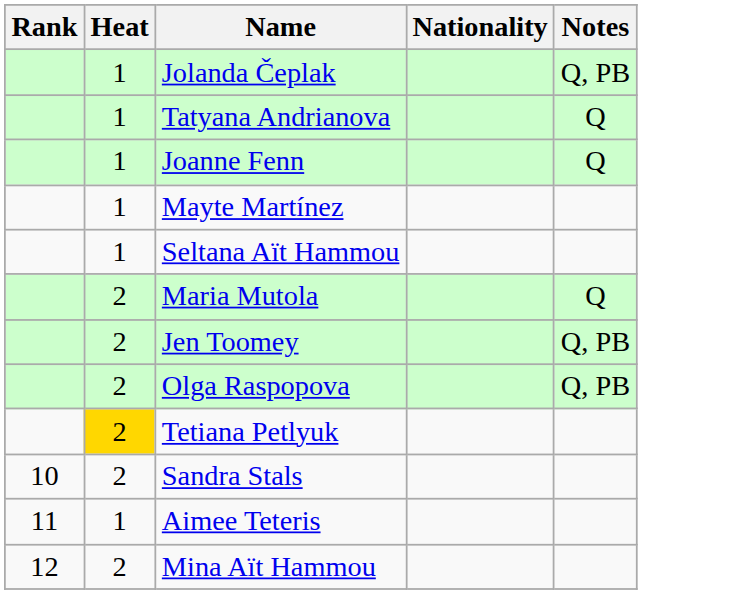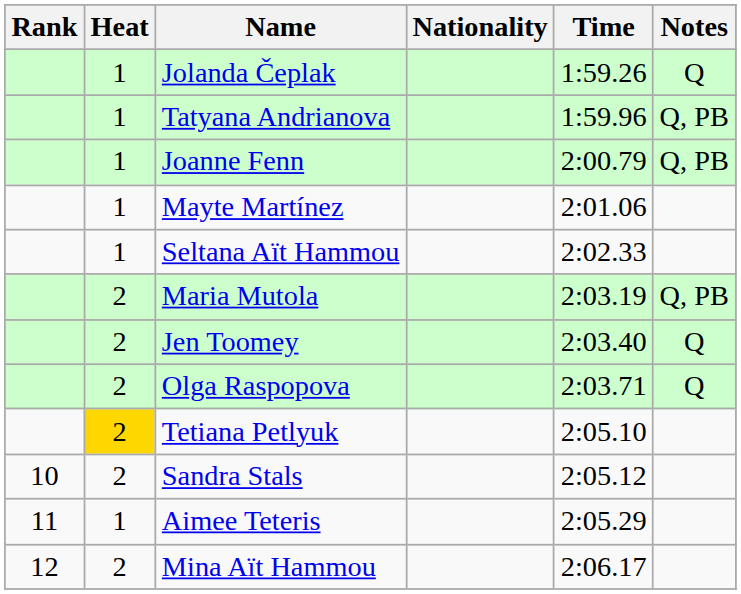+ column: (604, 26)
(595, 71) Q, PB -> (694, 71) Q
(595, 116) Q -> (694, 116) Q, PB
(595, 161) Q -> (694, 161) Q, PB
(595, 296) Q -> (694, 296) Q, PB
(595, 341) Q, PB -> (694, 341) Q
(595, 386) Q, PB -> (694, 386) Q
